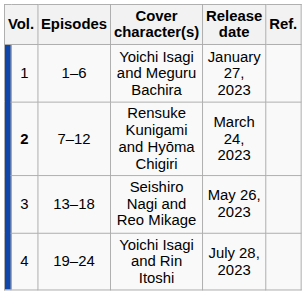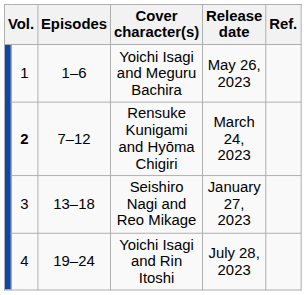(234, 73) January 27, 2023 -> (234, 73) May 26, 2023
(234, 204) May 26, 2023 -> (234, 204) January 27, 2023
